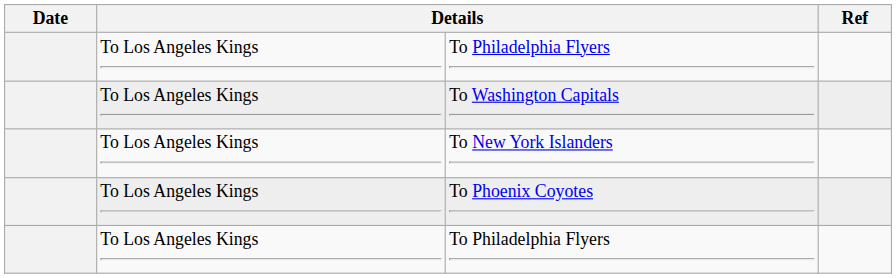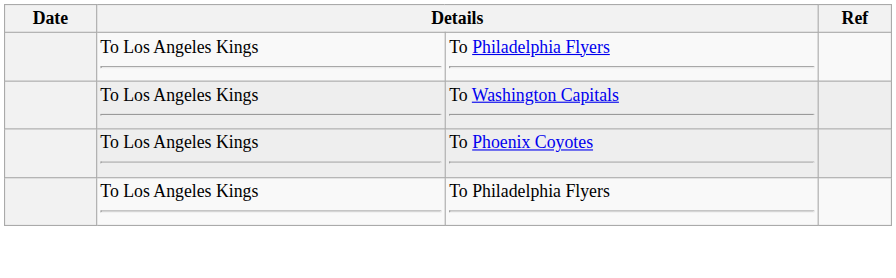- row: (50, 153)
